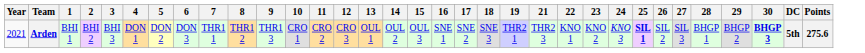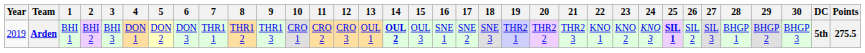+ column: (544, 12)
(16, 33) 2021 -> (16, 33) 2019
(395, 33) normal -> (396, 33) bold
(768, 33) bold -> (797, 33) normal
(817, 33) 275.6 -> (846, 33) 275.5
